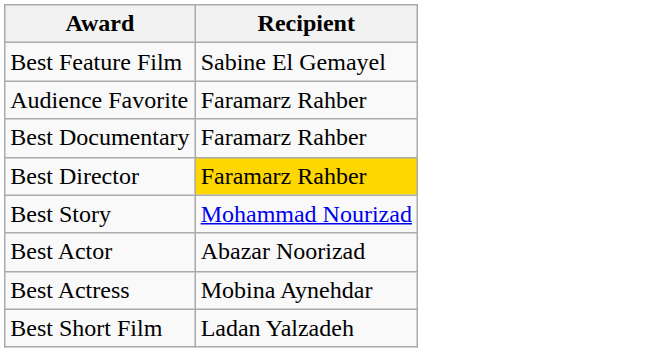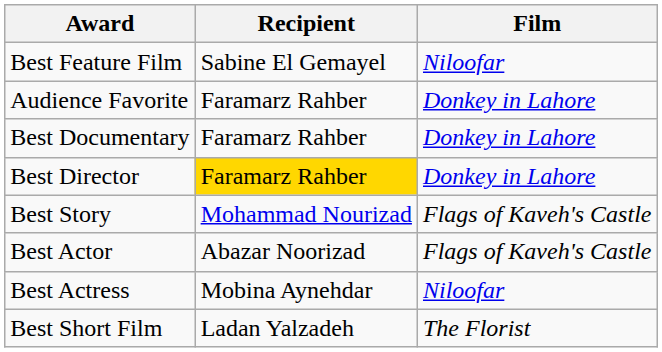+ column: (537, 23)
